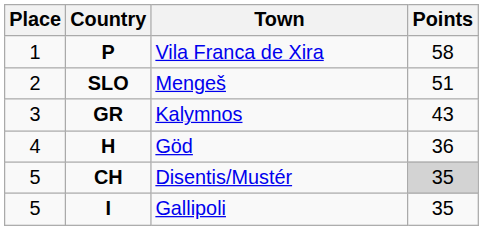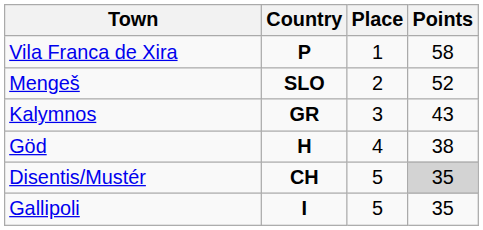columns swapped: (35, 20) <-> (279, 20)
(443, 83) 51 -> (443, 83) 52
(443, 146) 36 -> (443, 146) 38
